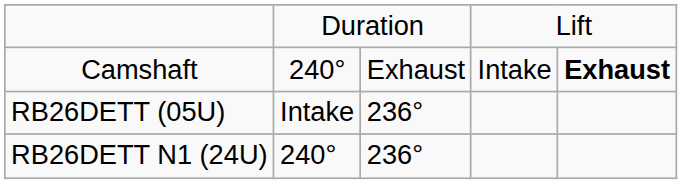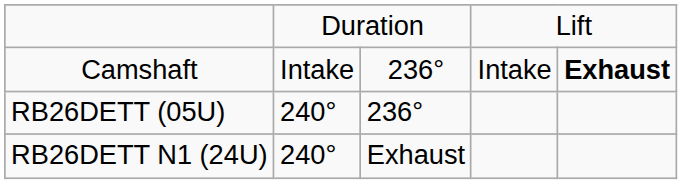(317, 69) 240° -> (317, 69) Intake
(416, 69) Exhaust -> (416, 69) 236°
(317, 112) Intake -> (308, 112) 240°
(395, 155) 236° -> (416, 155) Exhaust
